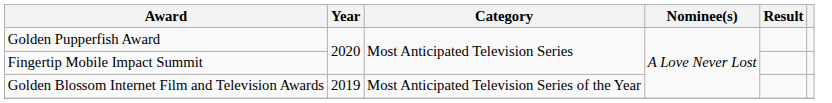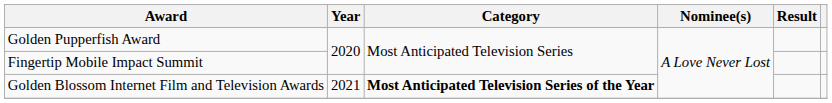(346, 86) 2019 -> (346, 86) 2021
(504, 86) normal -> (511, 86) bold
